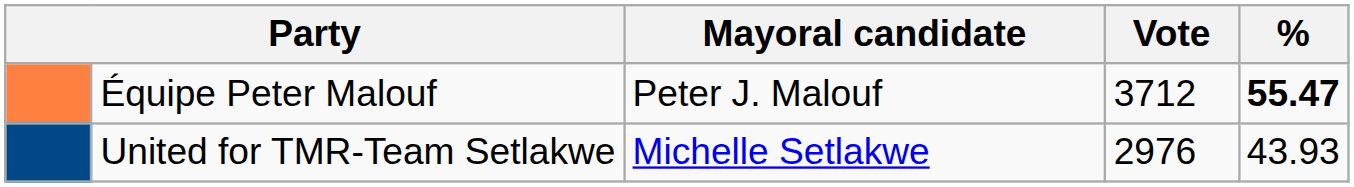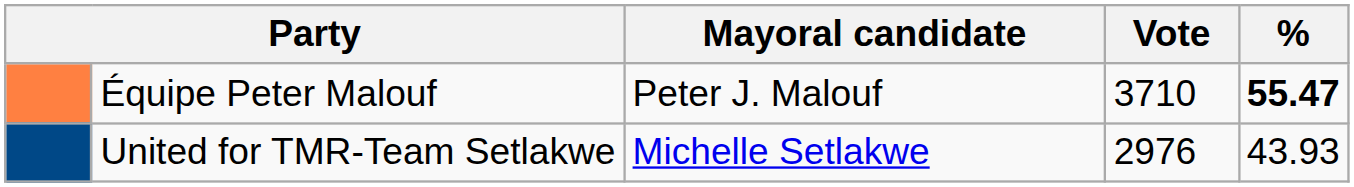(1155, 92) 3712 -> (1155, 92) 3710
